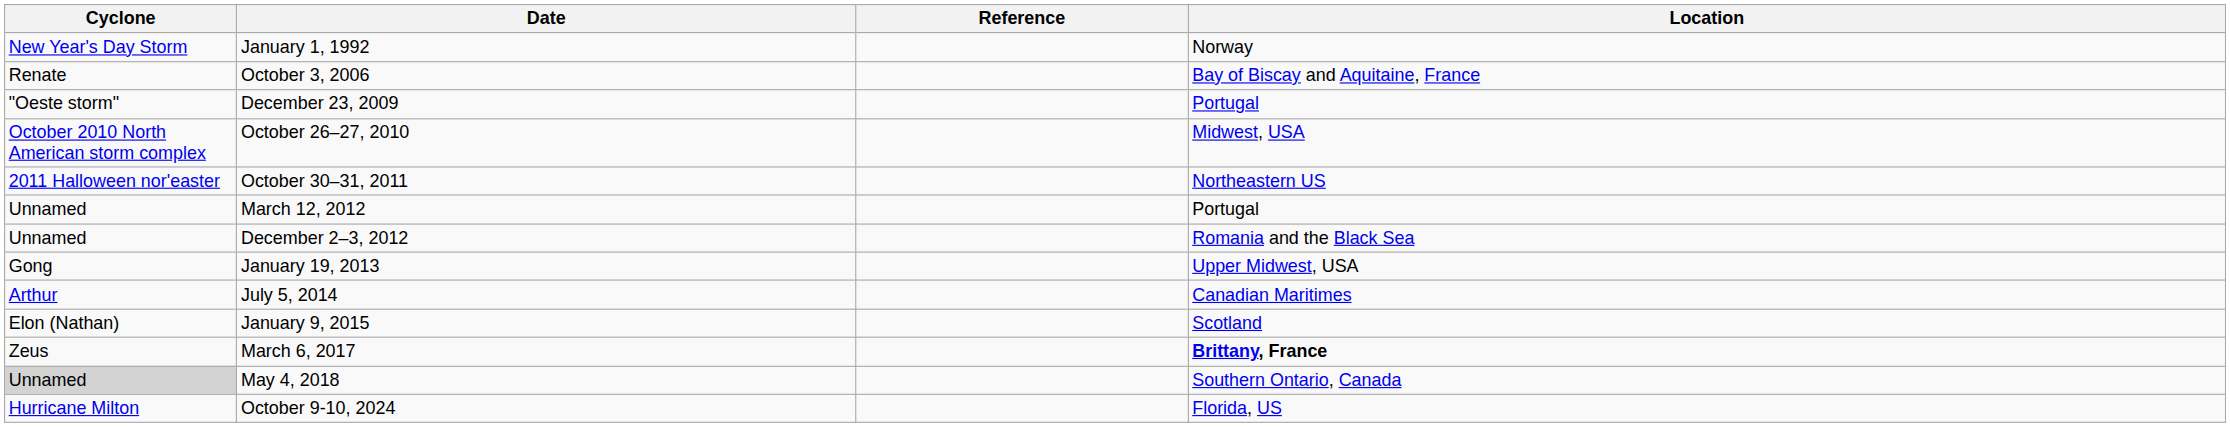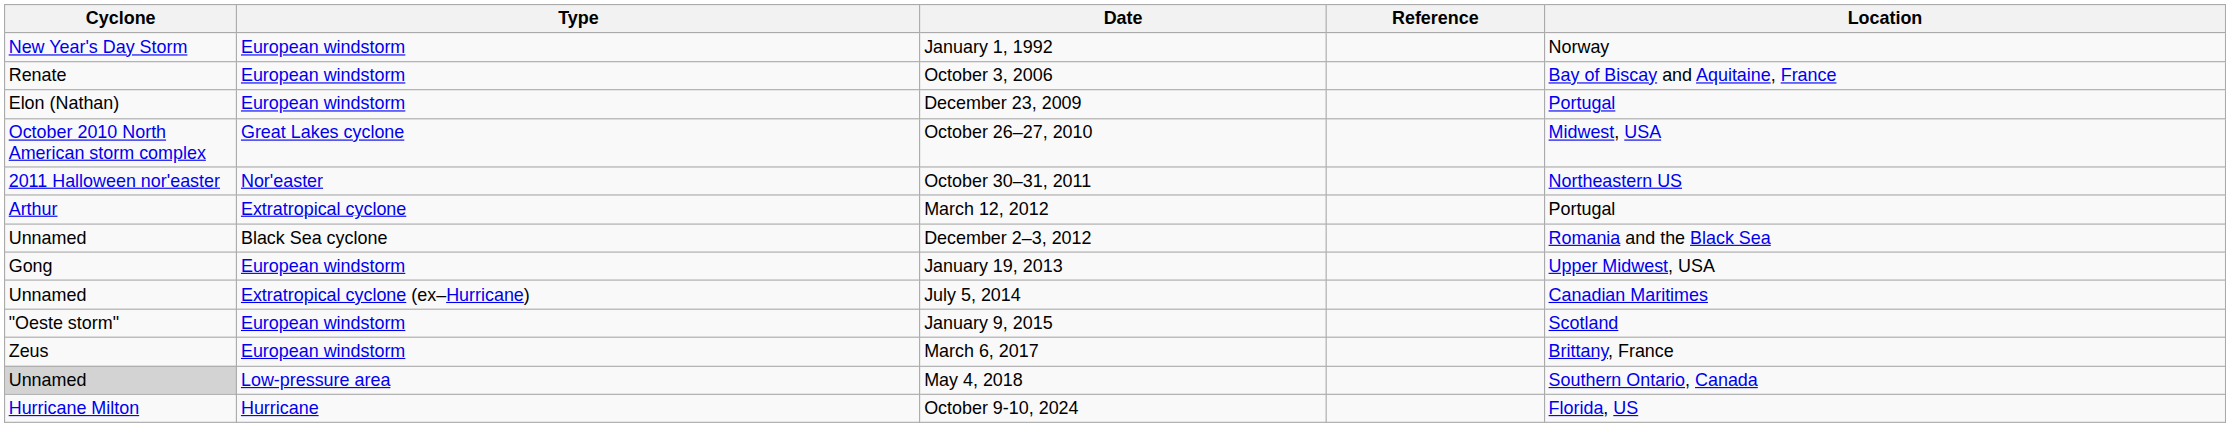+ column: (578, 18)
(64, 103) "Oeste storm" -> (64, 103) Elon (Nathan)
(48, 209) Unnamed -> (33, 209) Arthur
(33, 294) Arthur -> (48, 294) Unnamed
(64, 323) Elon (Nathan) -> (64, 323) "Oeste storm"
(1260, 351) bold -> (1611, 351) normal
